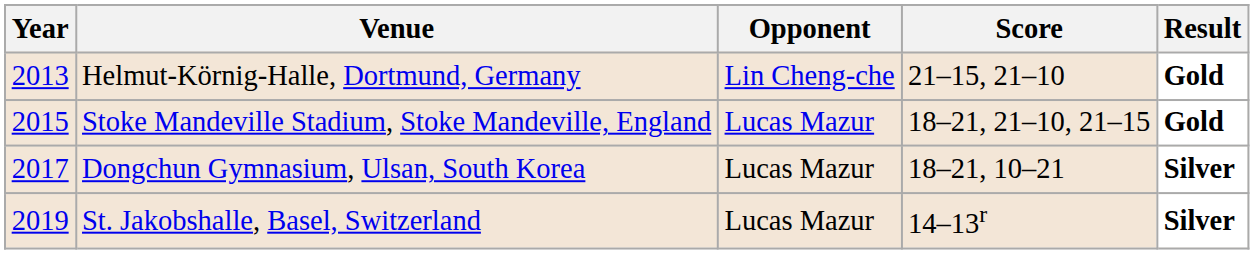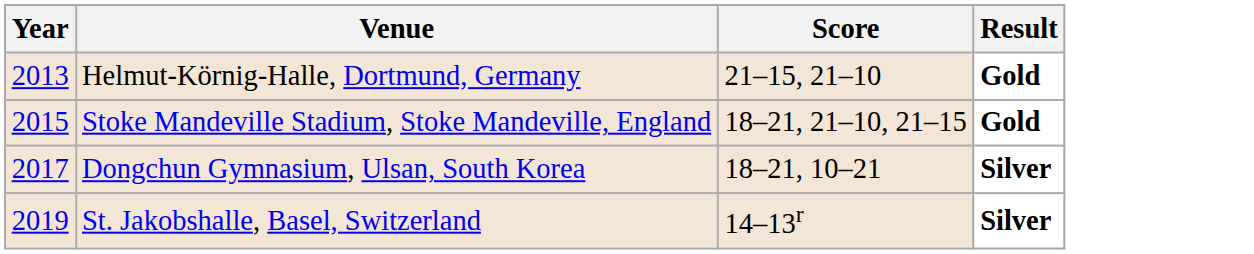- column: (810, 28)
